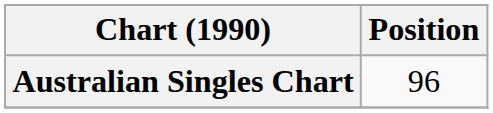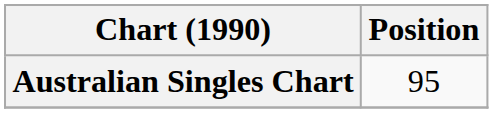(424, 81) 96 -> (424, 81) 95
